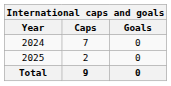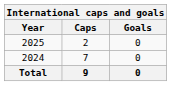rows swapped: (33, 42) <-> (33, 58)
